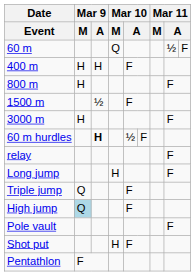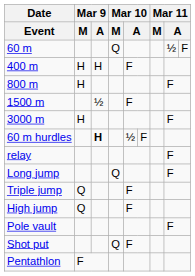(115, 173) H -> (116, 173) Q
(81, 208) lightblue background -> (81, 208) no background
(115, 244) H -> (116, 244) Q
